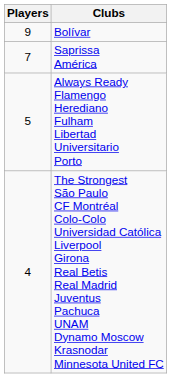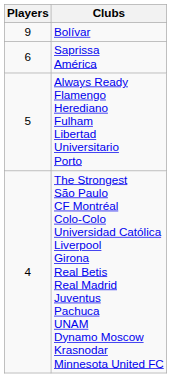(28, 57) 7 -> (28, 57) 6
